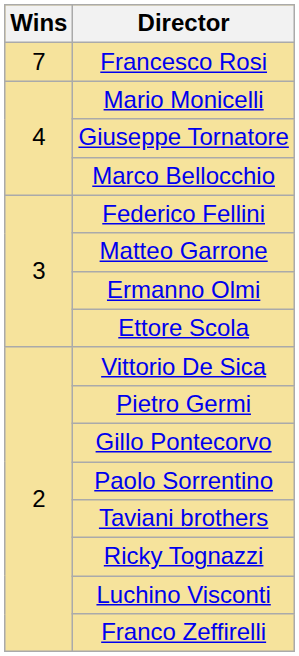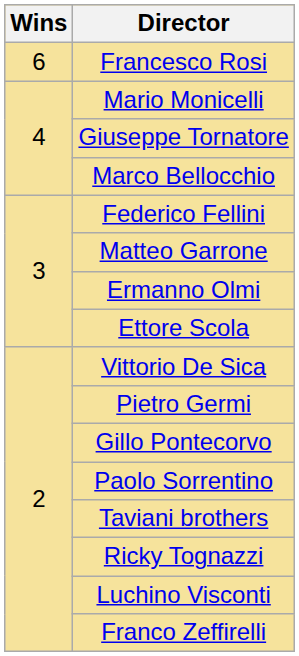(39, 61) 7 -> (39, 61) 6
